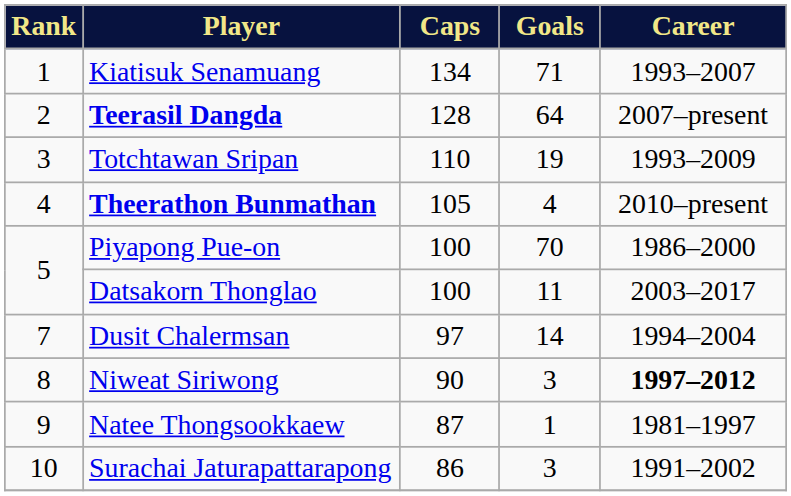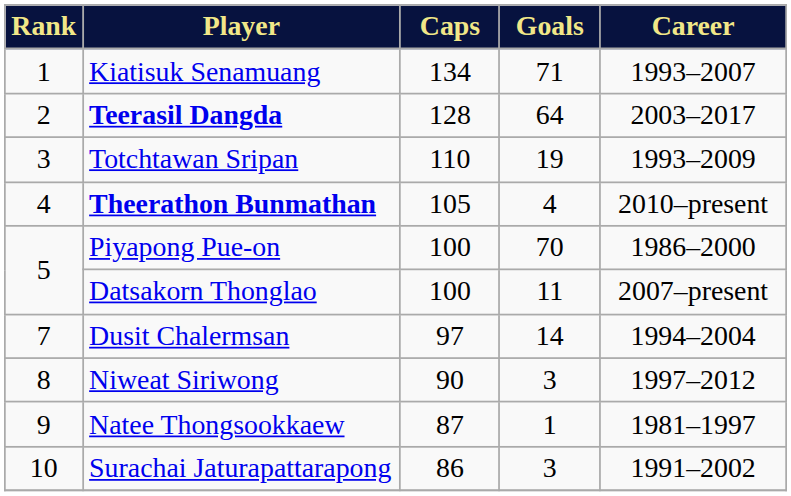(693, 114) 2007–present -> (693, 114) 2003–2017
(693, 291) 2003–2017 -> (693, 291) 2007–present
(693, 379) bold -> (693, 379) normal
